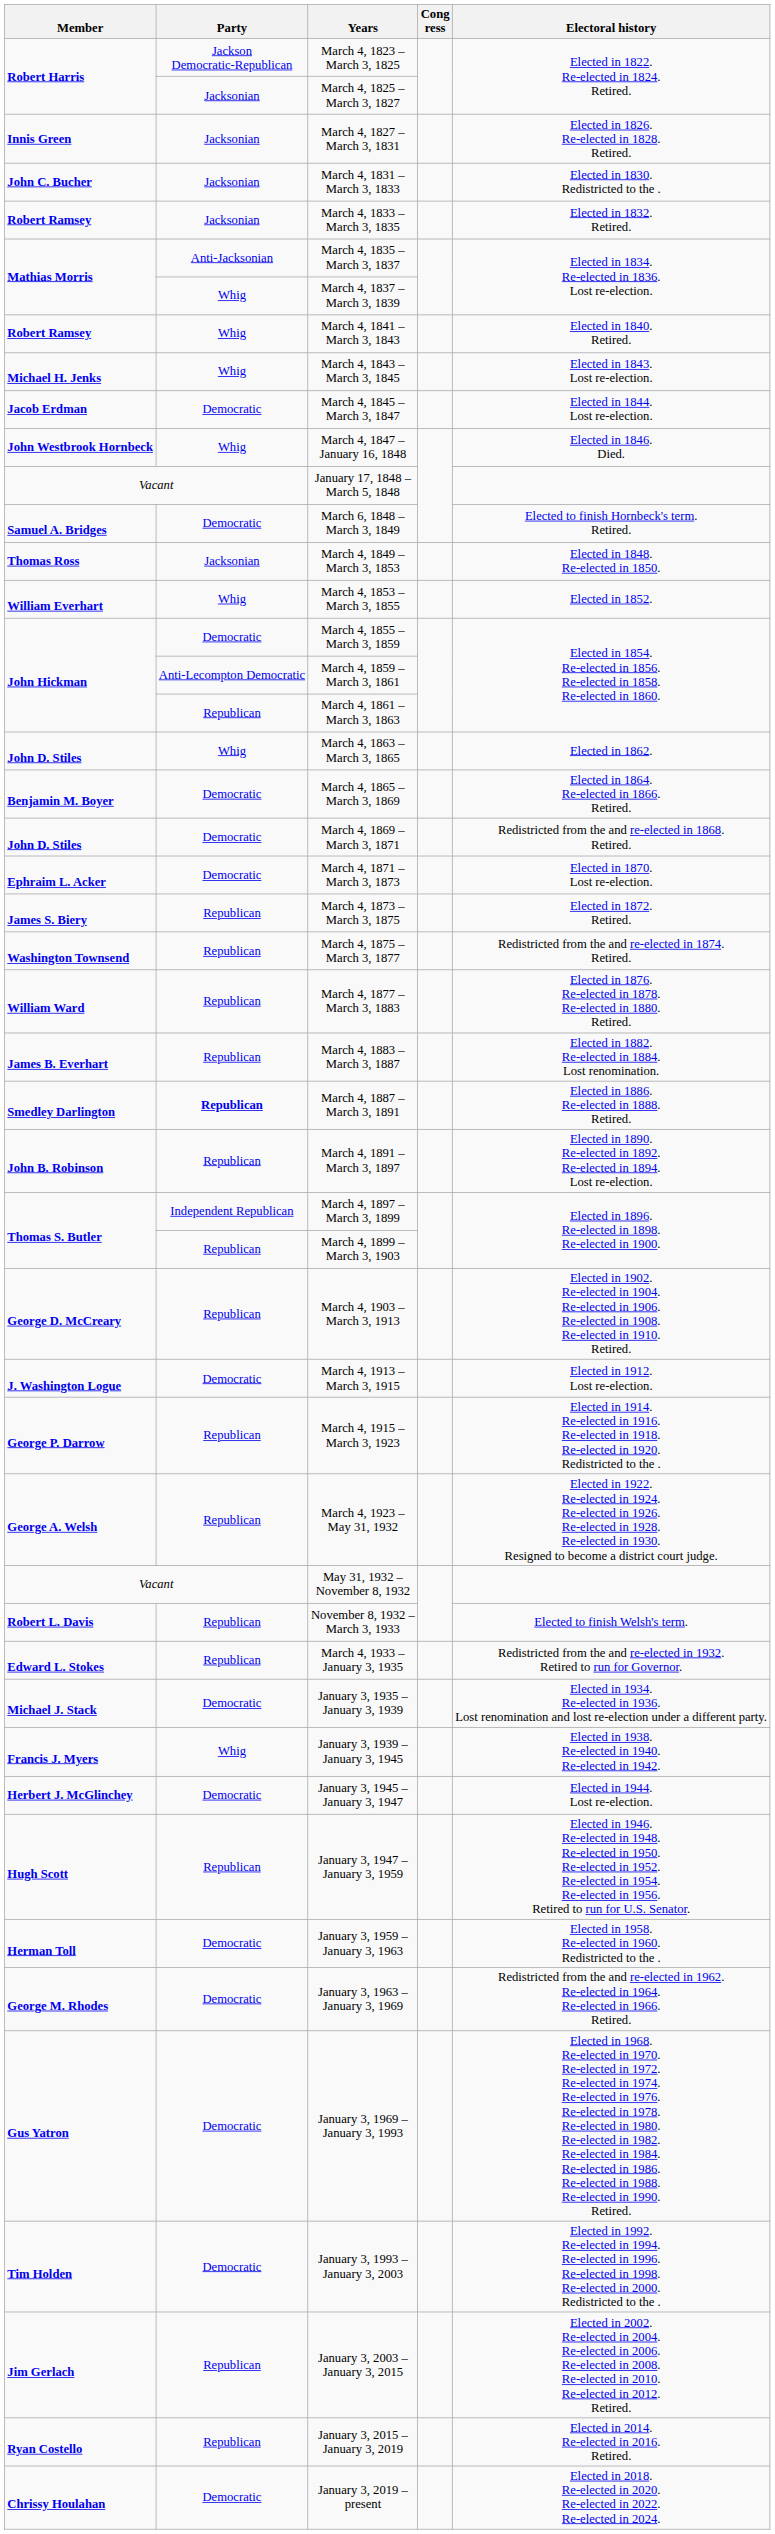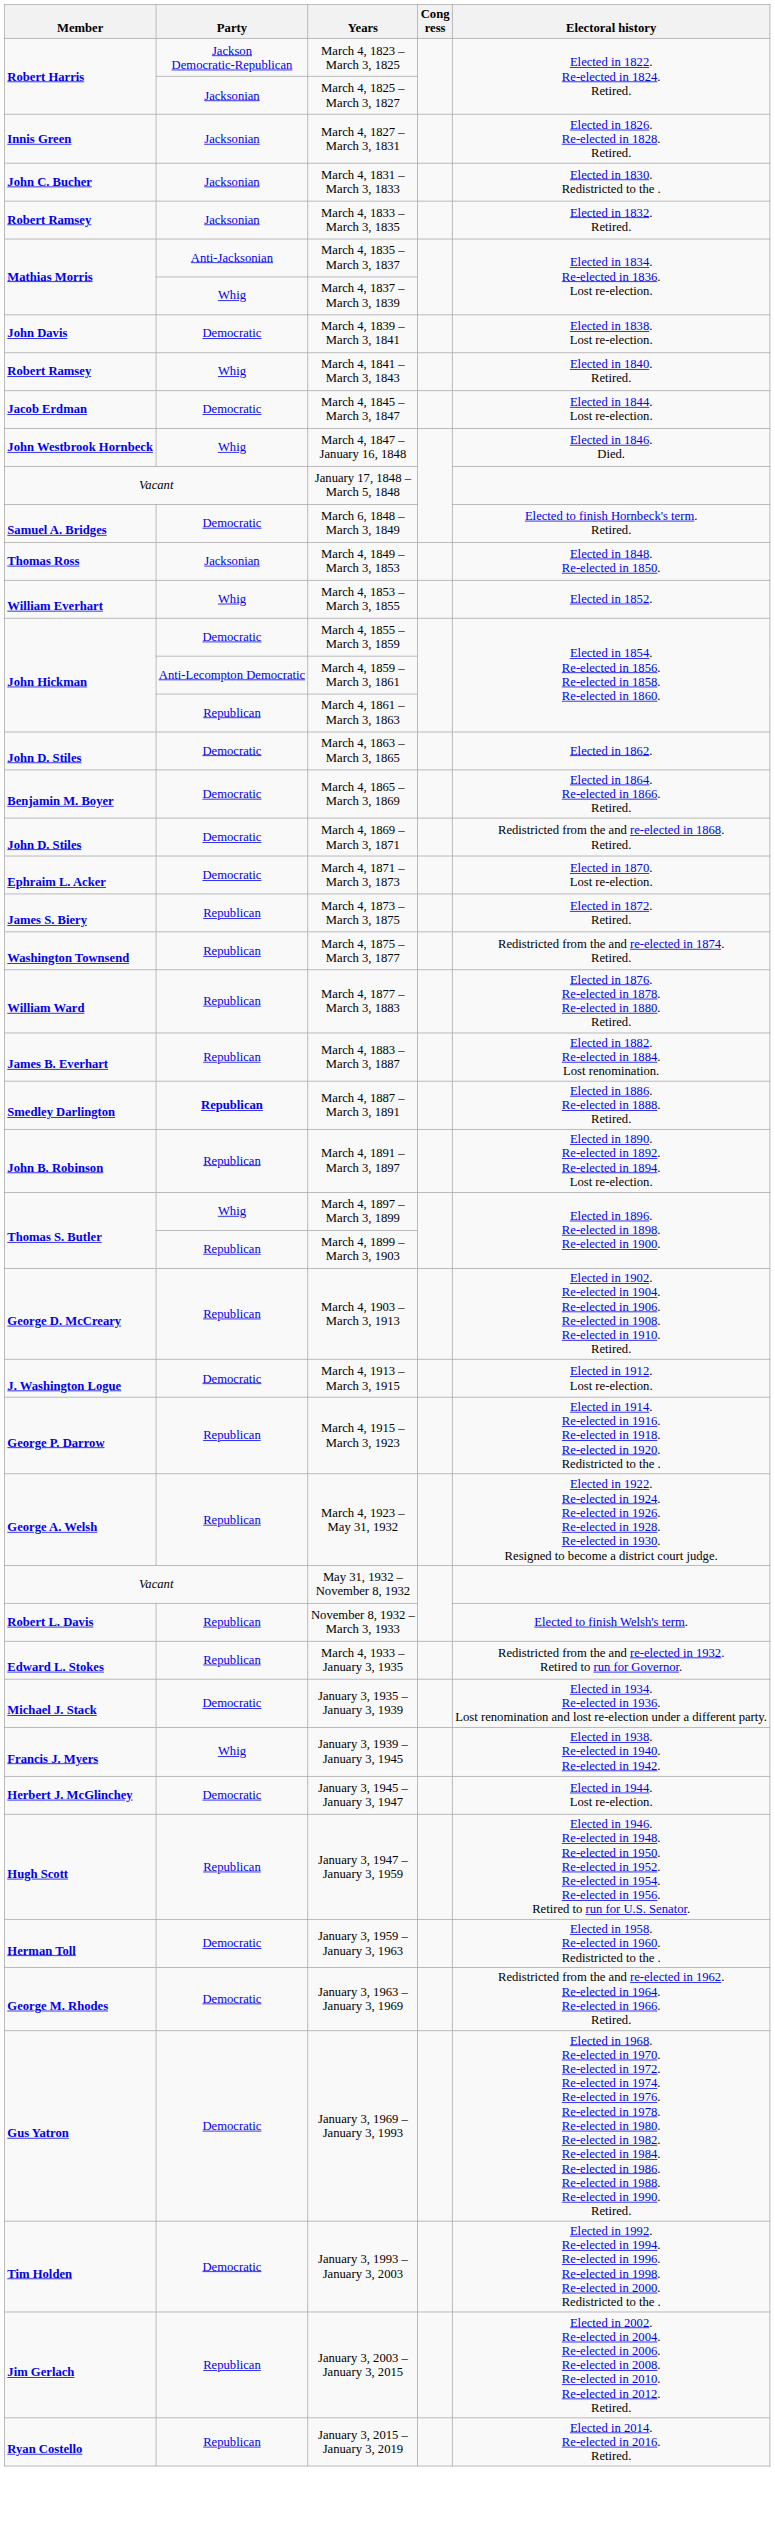+ row: (363, 333)
- row: (363, 371)
(232, 750) Whig -> (232, 750) Democratic
(232, 1211) Independent Republican -> (232, 1211) Whig
- row: (363, 2497)
